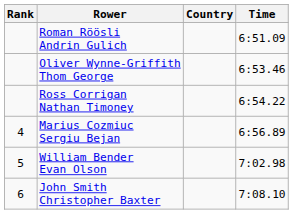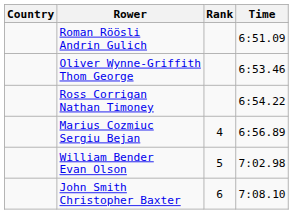columns swapped: (21, 14) <-> (210, 14)
